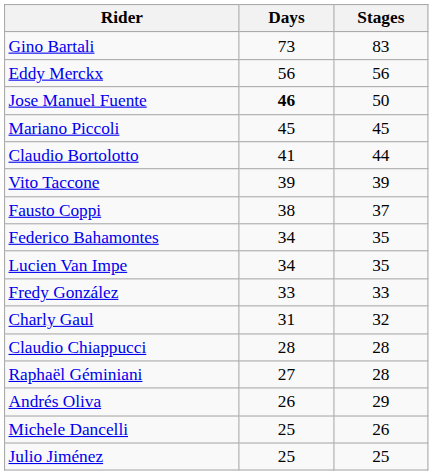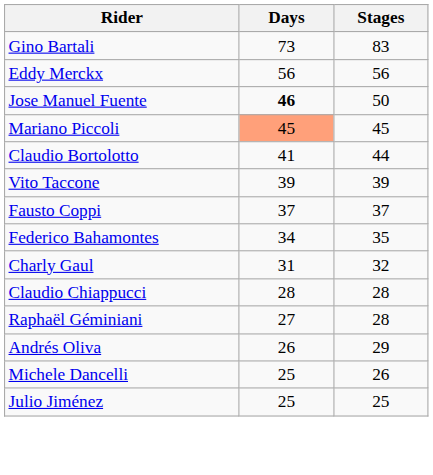(286, 127) no background -> (286, 127) lightsalmon background
(286, 210) 38 -> (286, 210) 37
- row: (68, 264)
- row: (63, 292)
